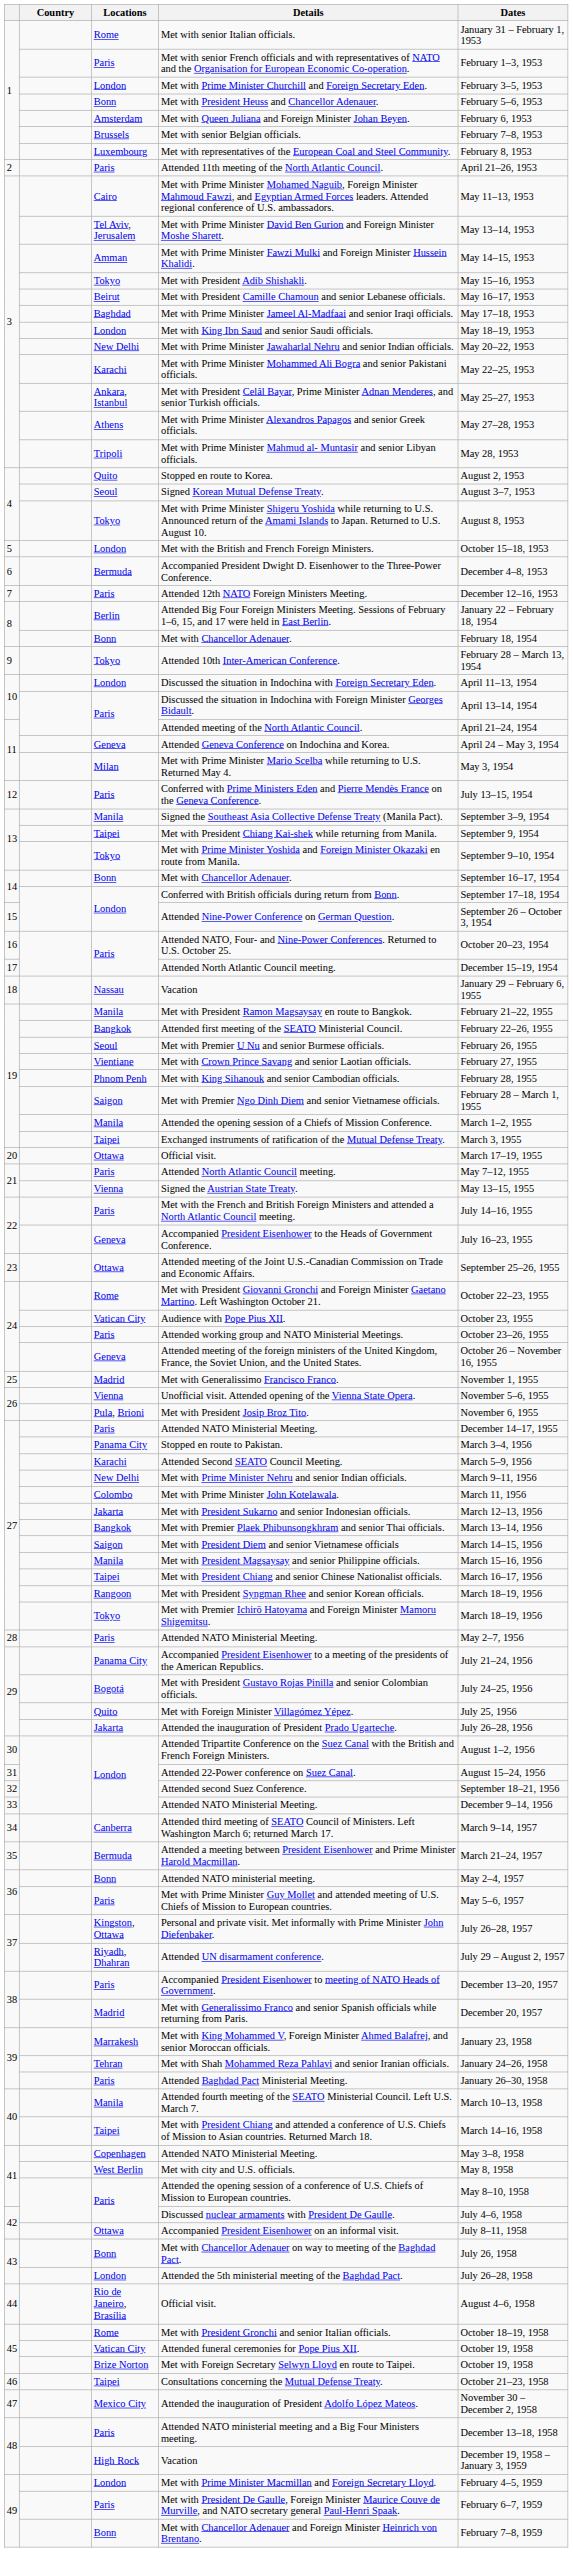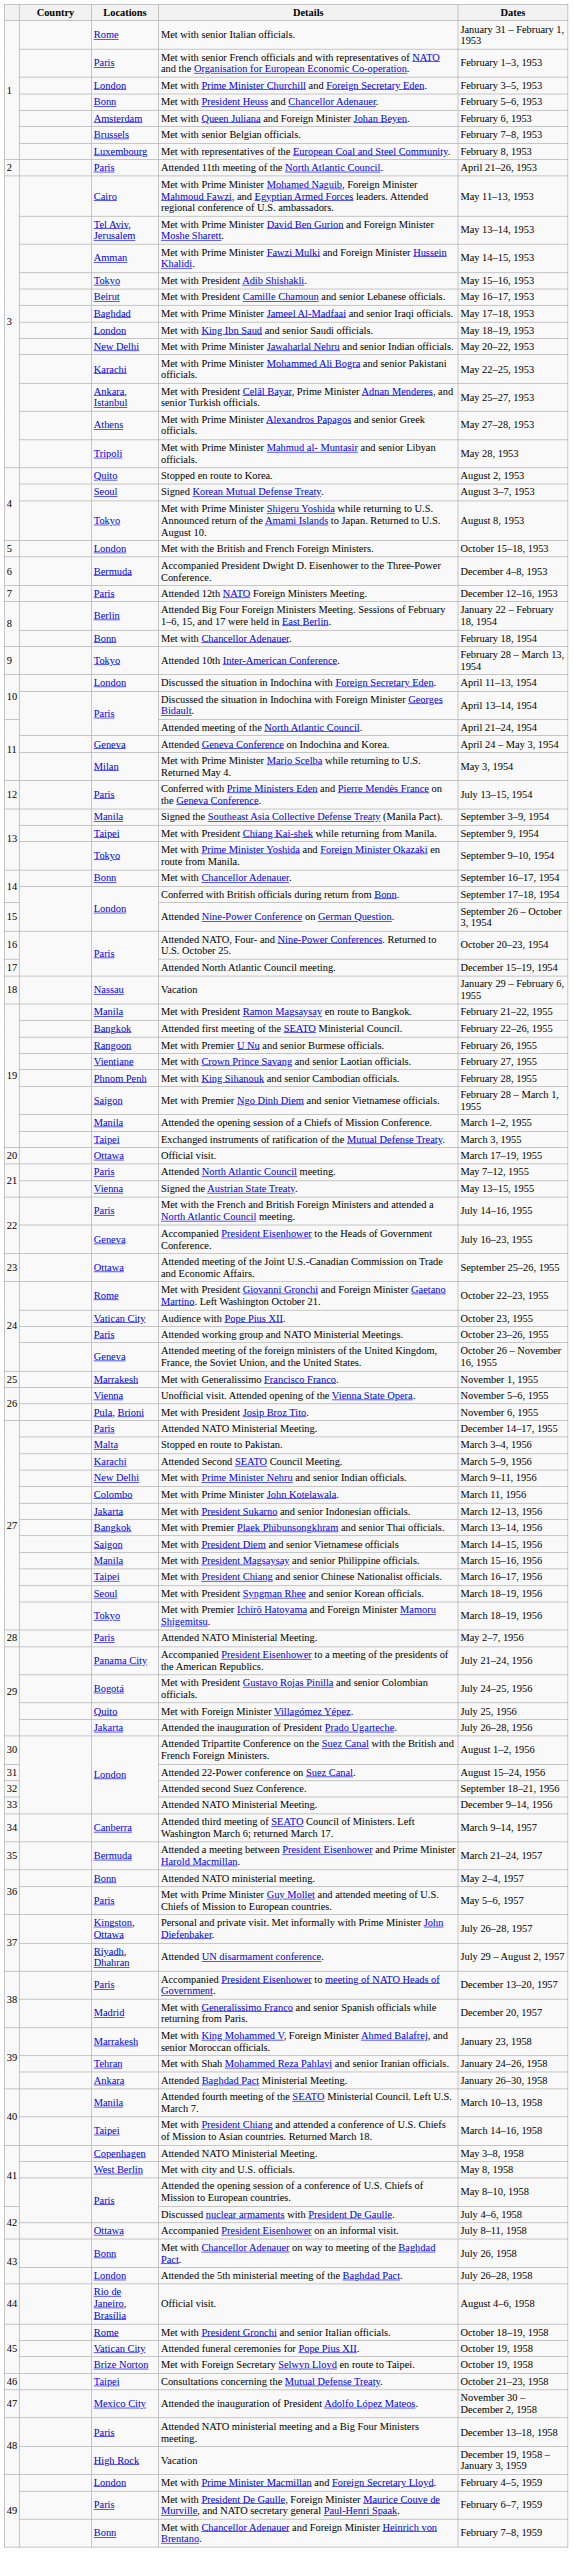(106, 1045) Seoul -> (113, 1045) Rangoon
(109, 1379) Madrid -> (116, 1379) Marrakesh
(120, 1445) Panama City -> (106, 1445) Malta
(113, 1593) Rangoon -> (106, 1593) Seoul
(104, 2080) Paris -> (109, 2080) Ankara
